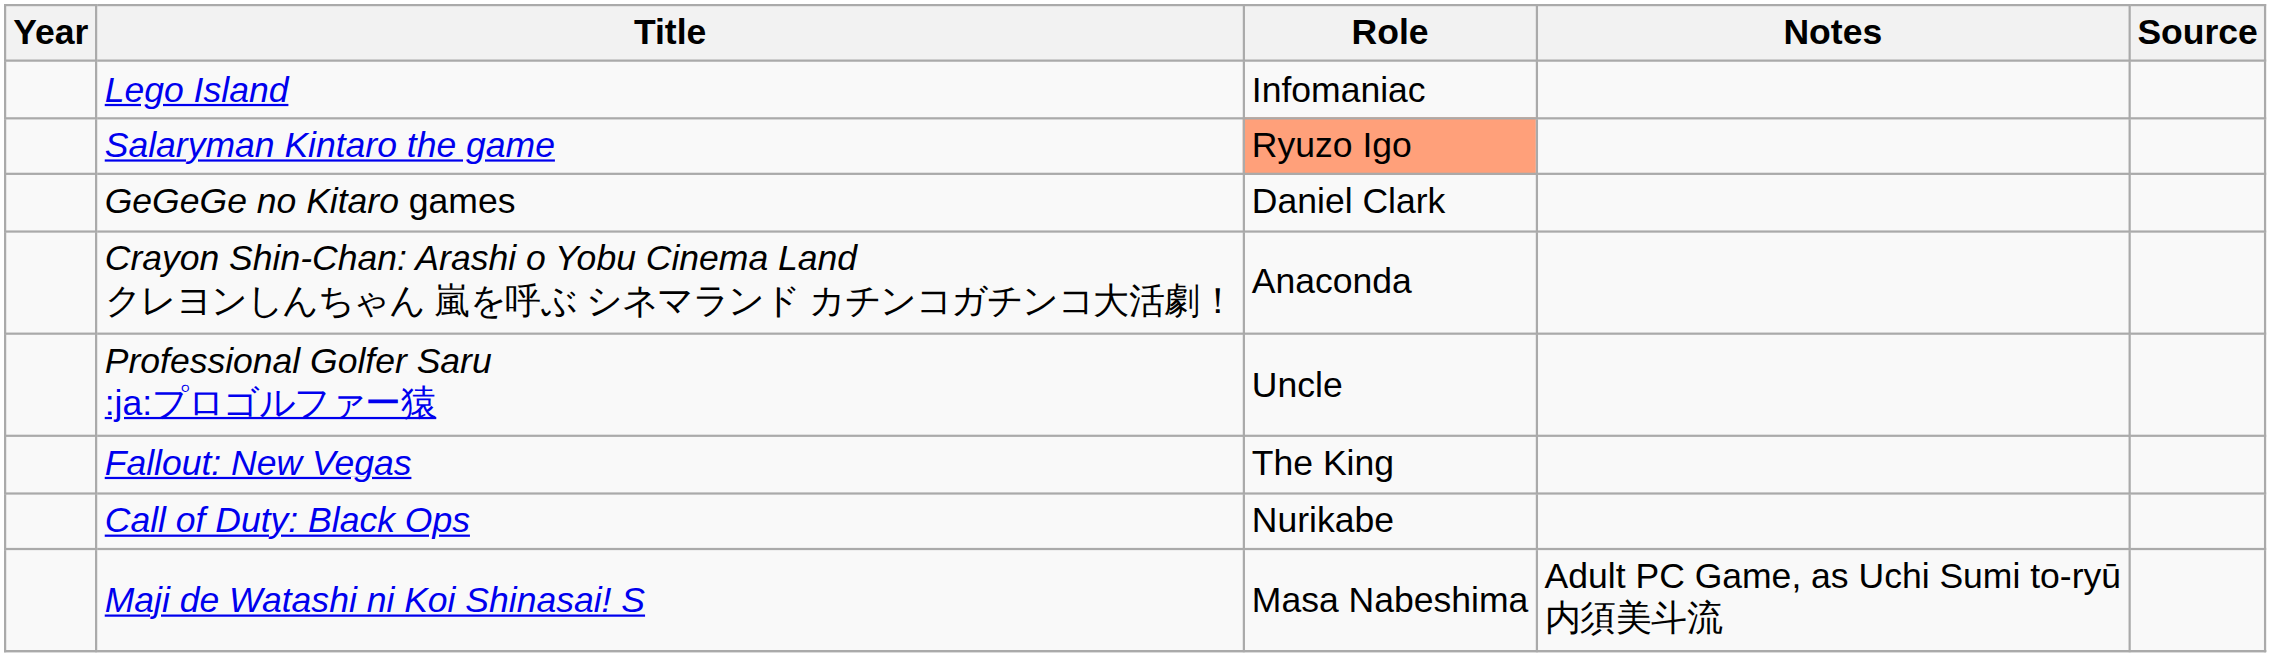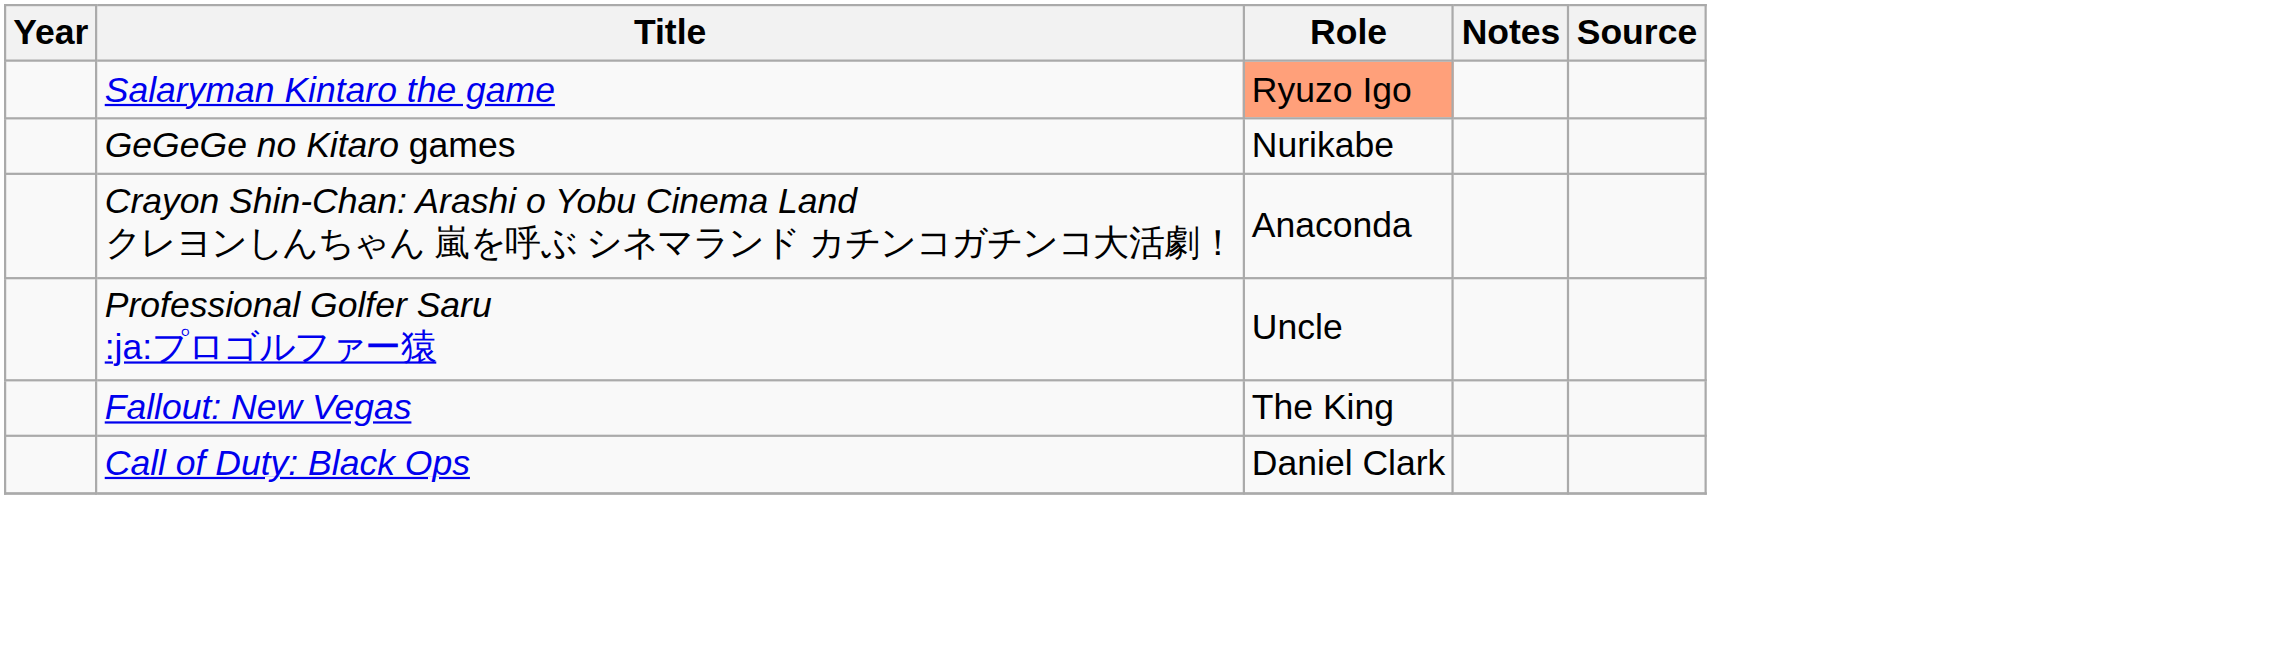- row: (197, 88)
(1349, 201) Daniel Clark -> (1323, 145) Nurikabe
(1323, 520) Nurikabe -> (1349, 463) Daniel Clark
- row: (375, 599)
